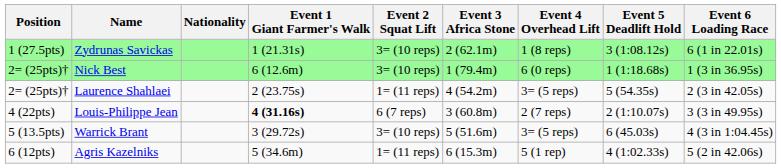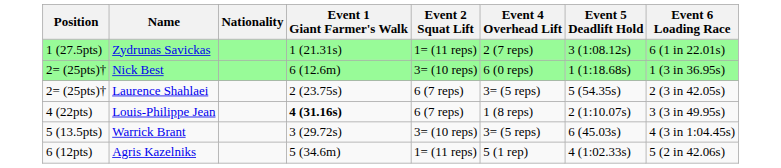- column: (480, 22)
(408, 49) 3= (10 reps) -> (445, 49) 1= (11 reps)
(546, 49) 1 (8 reps) -> (508, 49) 2 (7 reps)
(408, 91) 1= (11 reps) -> (439, 91) 6 (7 reps)
(546, 111) 2 (7 reps) -> (508, 111) 1 (8 reps)
